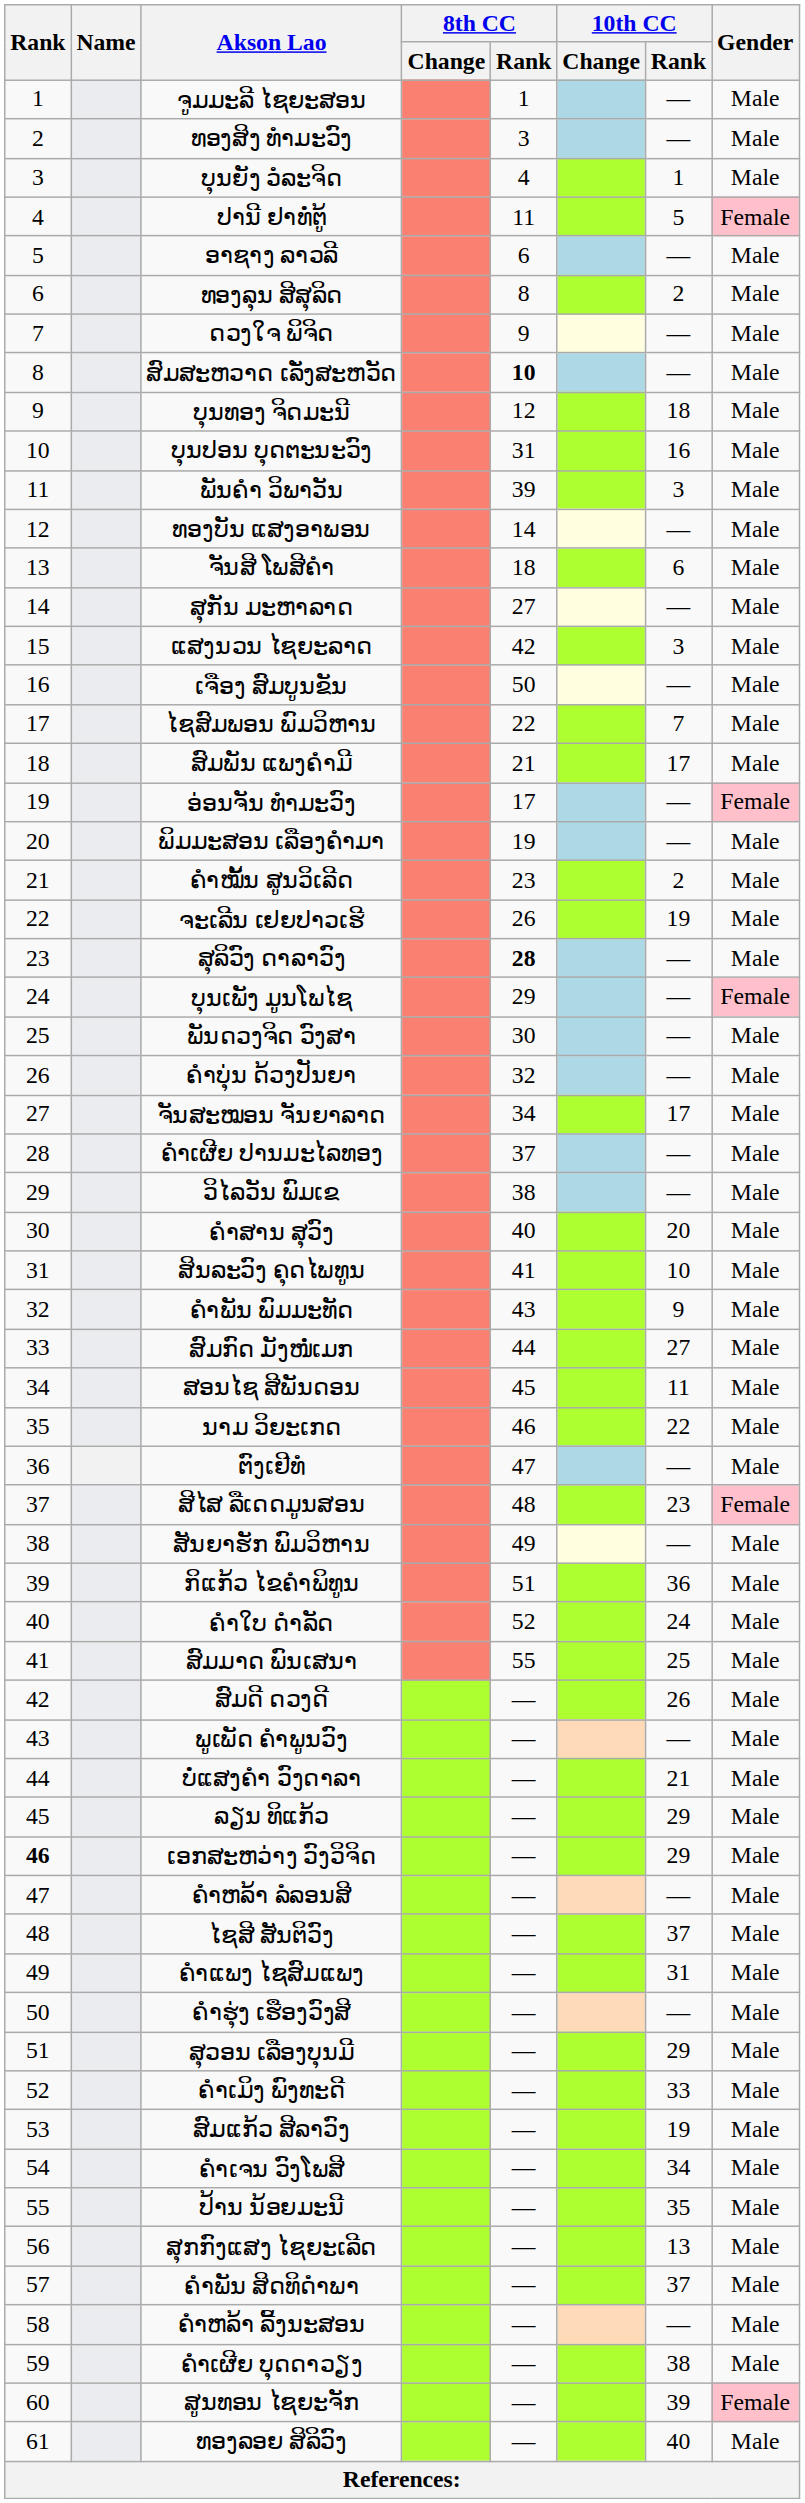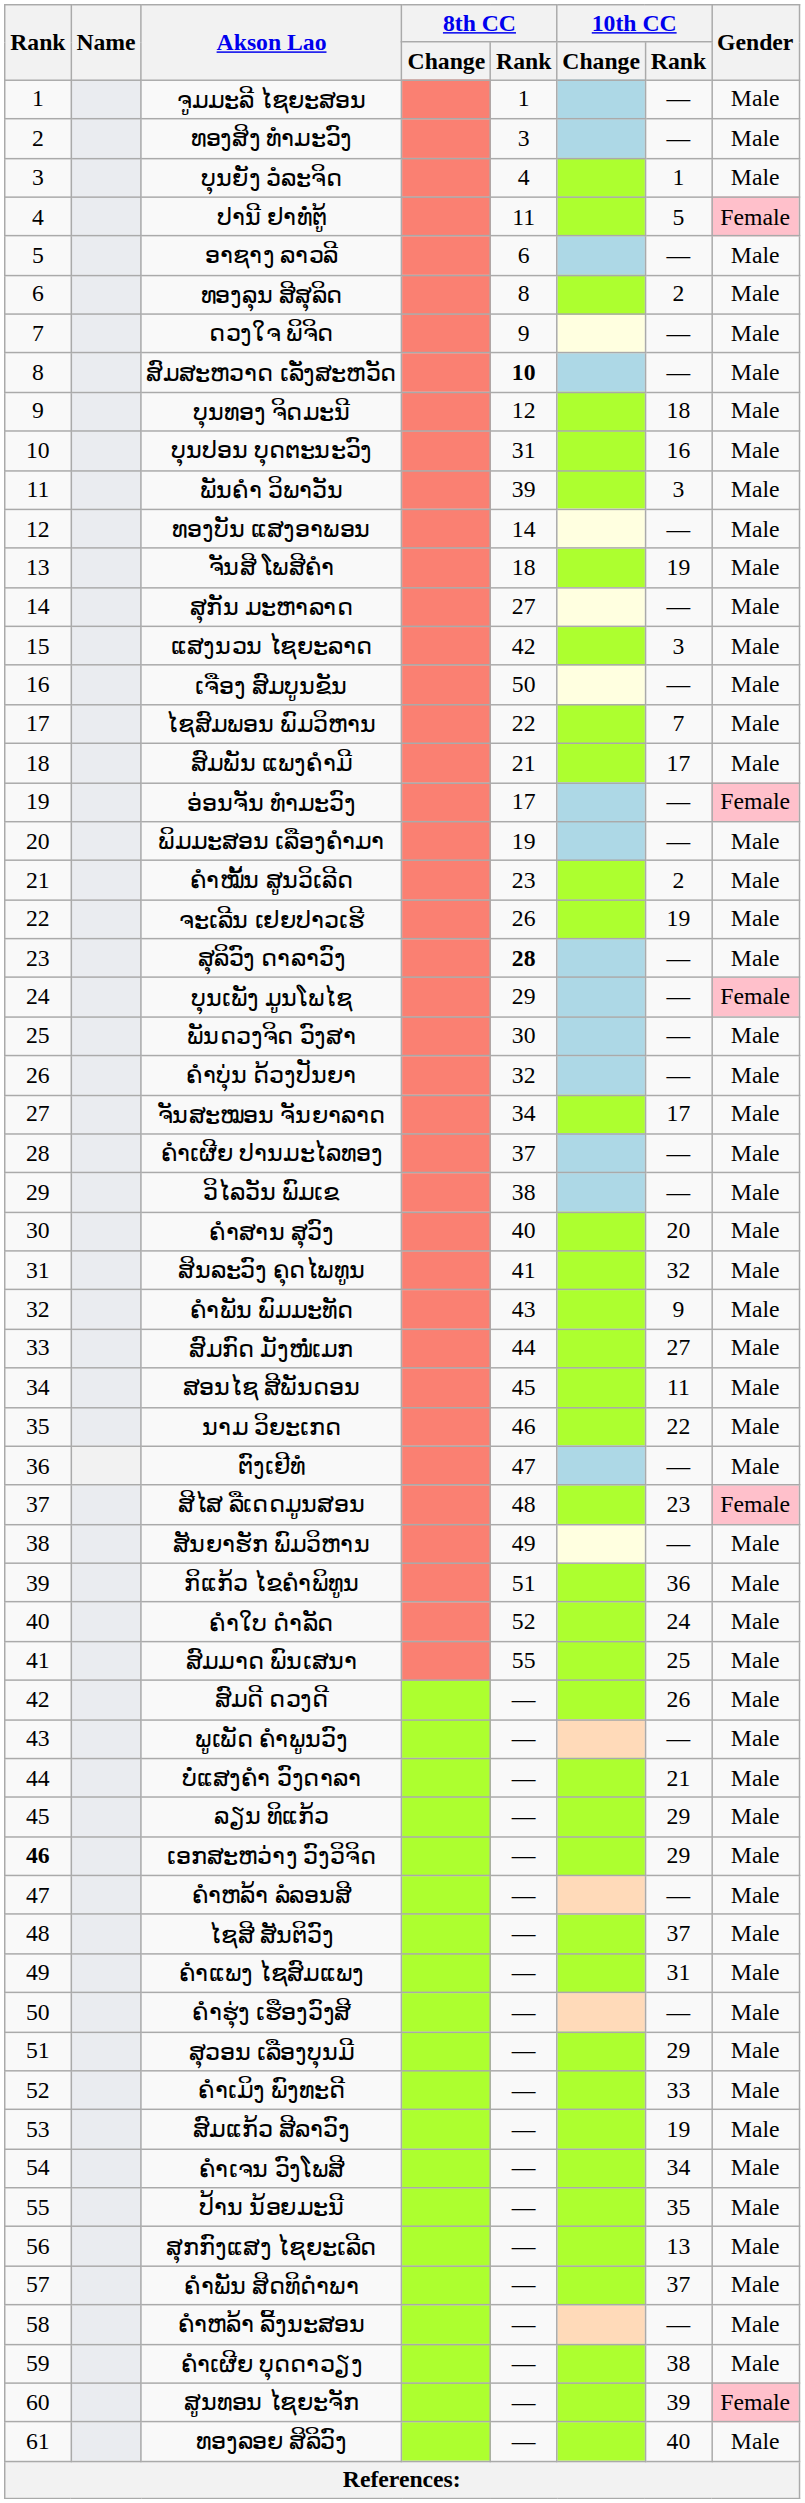(678, 567) 6 -> (678, 567) 19
(678, 1270) 10 -> (678, 1270) 32
